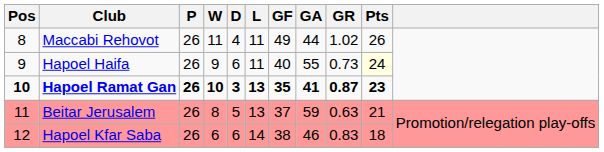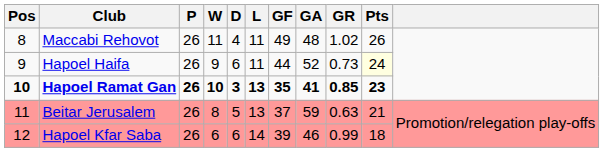(311, 40) 44 -> (311, 40) 48
(282, 64) 40 -> (282, 64) 44
(311, 64) 55 -> (311, 64) 52
(344, 87) 0.87 -> (344, 87) 0.85
(282, 135) 38 -> (282, 135) 39
(344, 135) 0.83 -> (344, 135) 0.99
